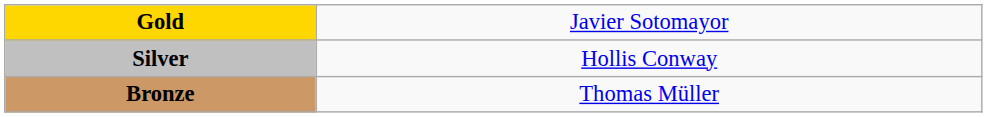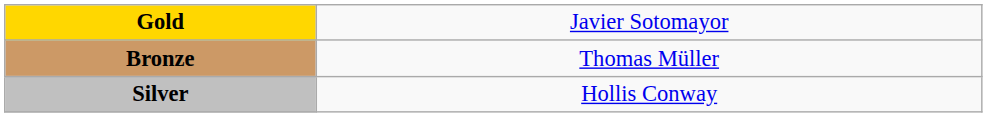rows swapped: (160, 58) <-> (160, 93)
